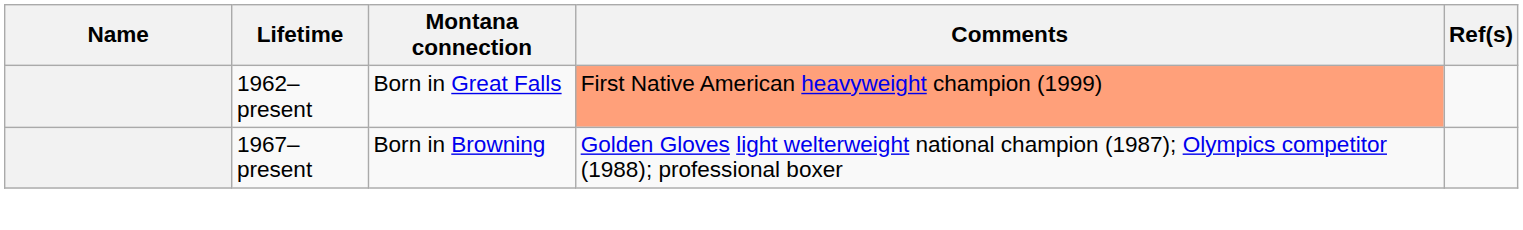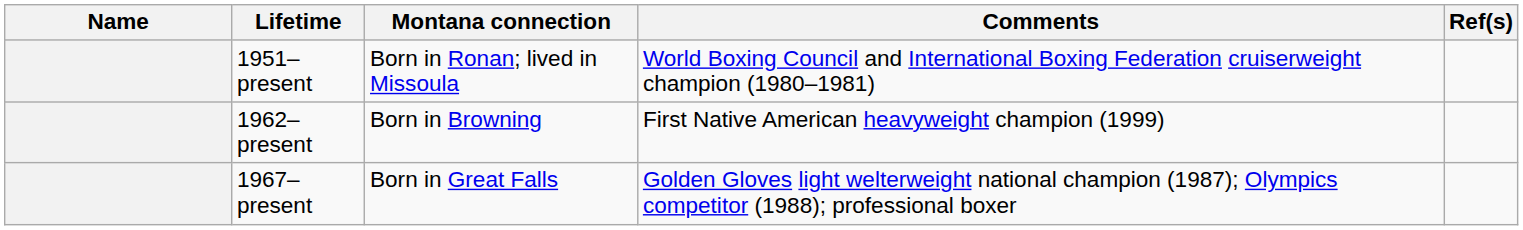+ row: (275, 70)
(468, 83) Born in Great Falls -> (456, 119) Born in Browning
(841, 83) lightsalmon background -> (904, 119) no background
(459, 144) Born in Browning -> (464, 180) Born in Great Falls
